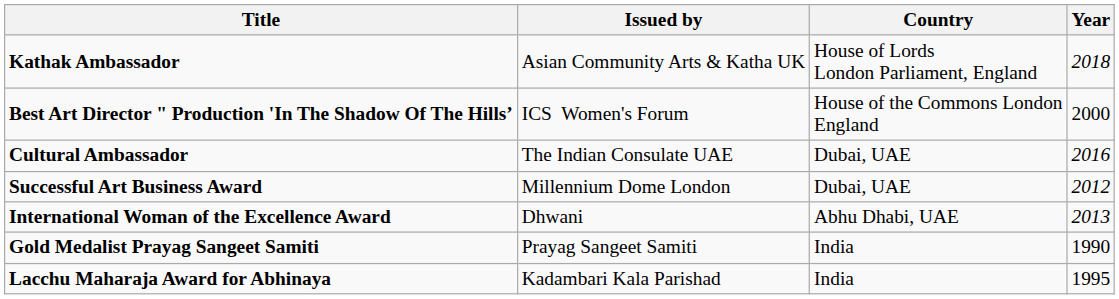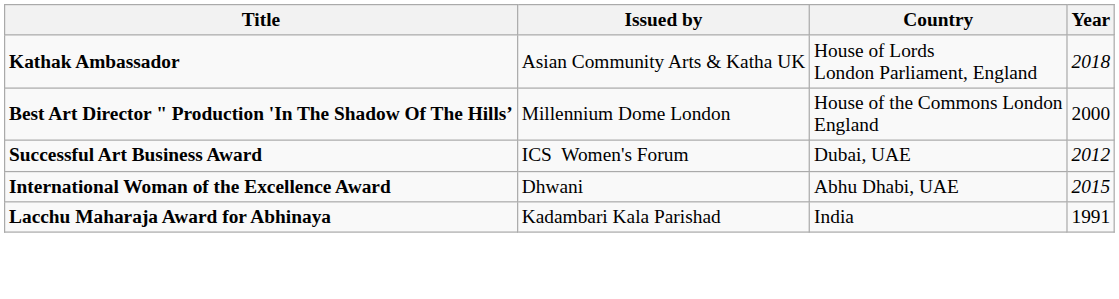(605, 113) ICS Women's Forum -> (626, 113) Millennium Dome London
- row: (99, 155)
(626, 186) Millennium Dome London -> (605, 155) ICS Women's Forum
(1091, 216) 2013 -> (1091, 186) 2015
- row: (164, 247)
(1091, 278) 1995 -> (1091, 216) 1991
